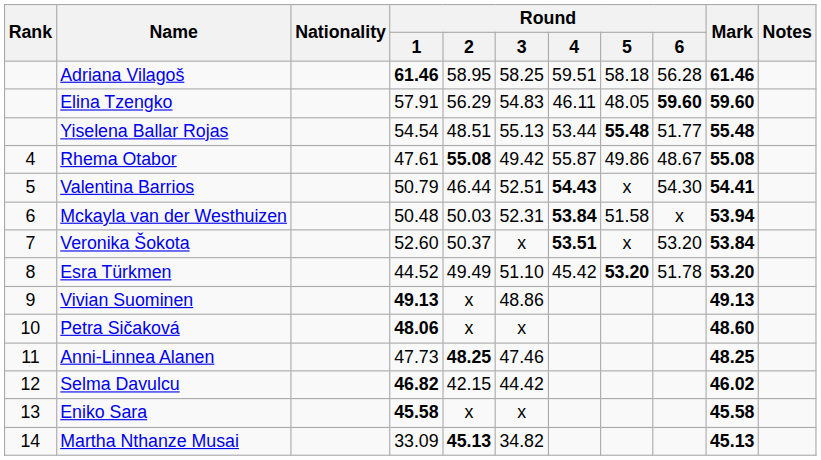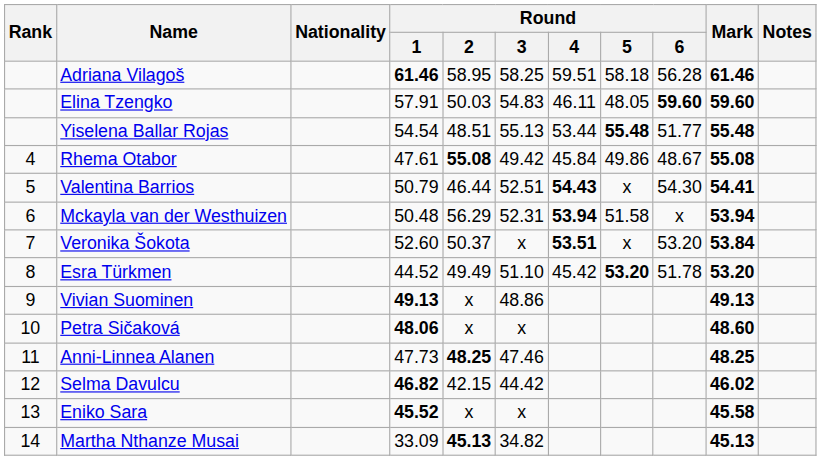(469, 103) 56.29 -> (469, 103) 50.03
(574, 159) 55.87 -> (574, 159) 45.84
(469, 215) 50.03 -> (469, 215) 56.29
(574, 215) 53.84 -> (574, 215) 53.94
(416, 412) 45.58 -> (416, 412) 45.52
